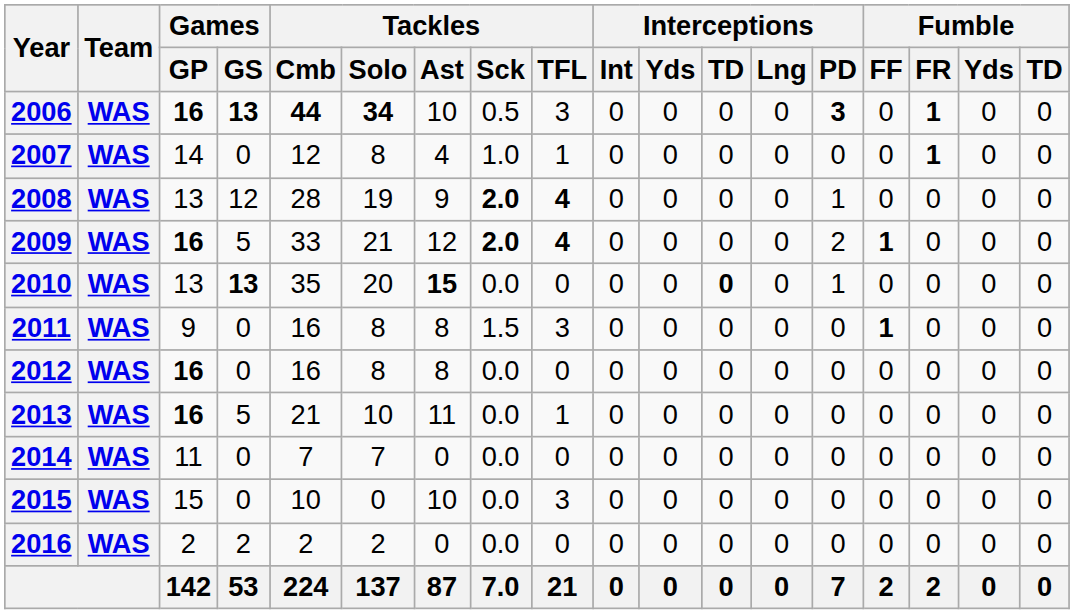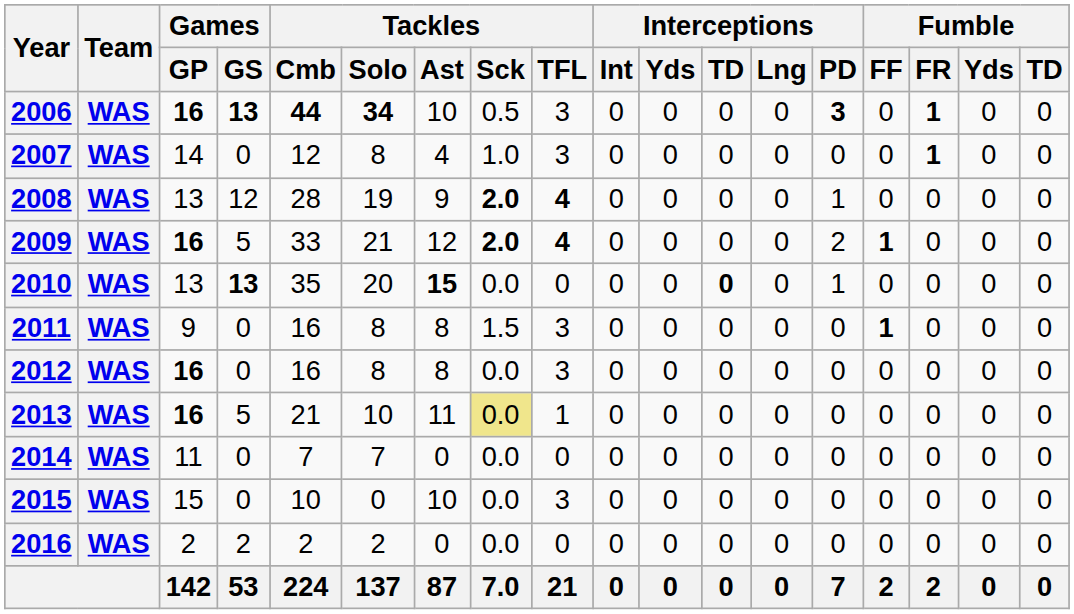(562, 155) 1 -> (562, 155) 3
(562, 371) 0 -> (562, 371) 3
(501, 414) no background -> (501, 414) khaki background
